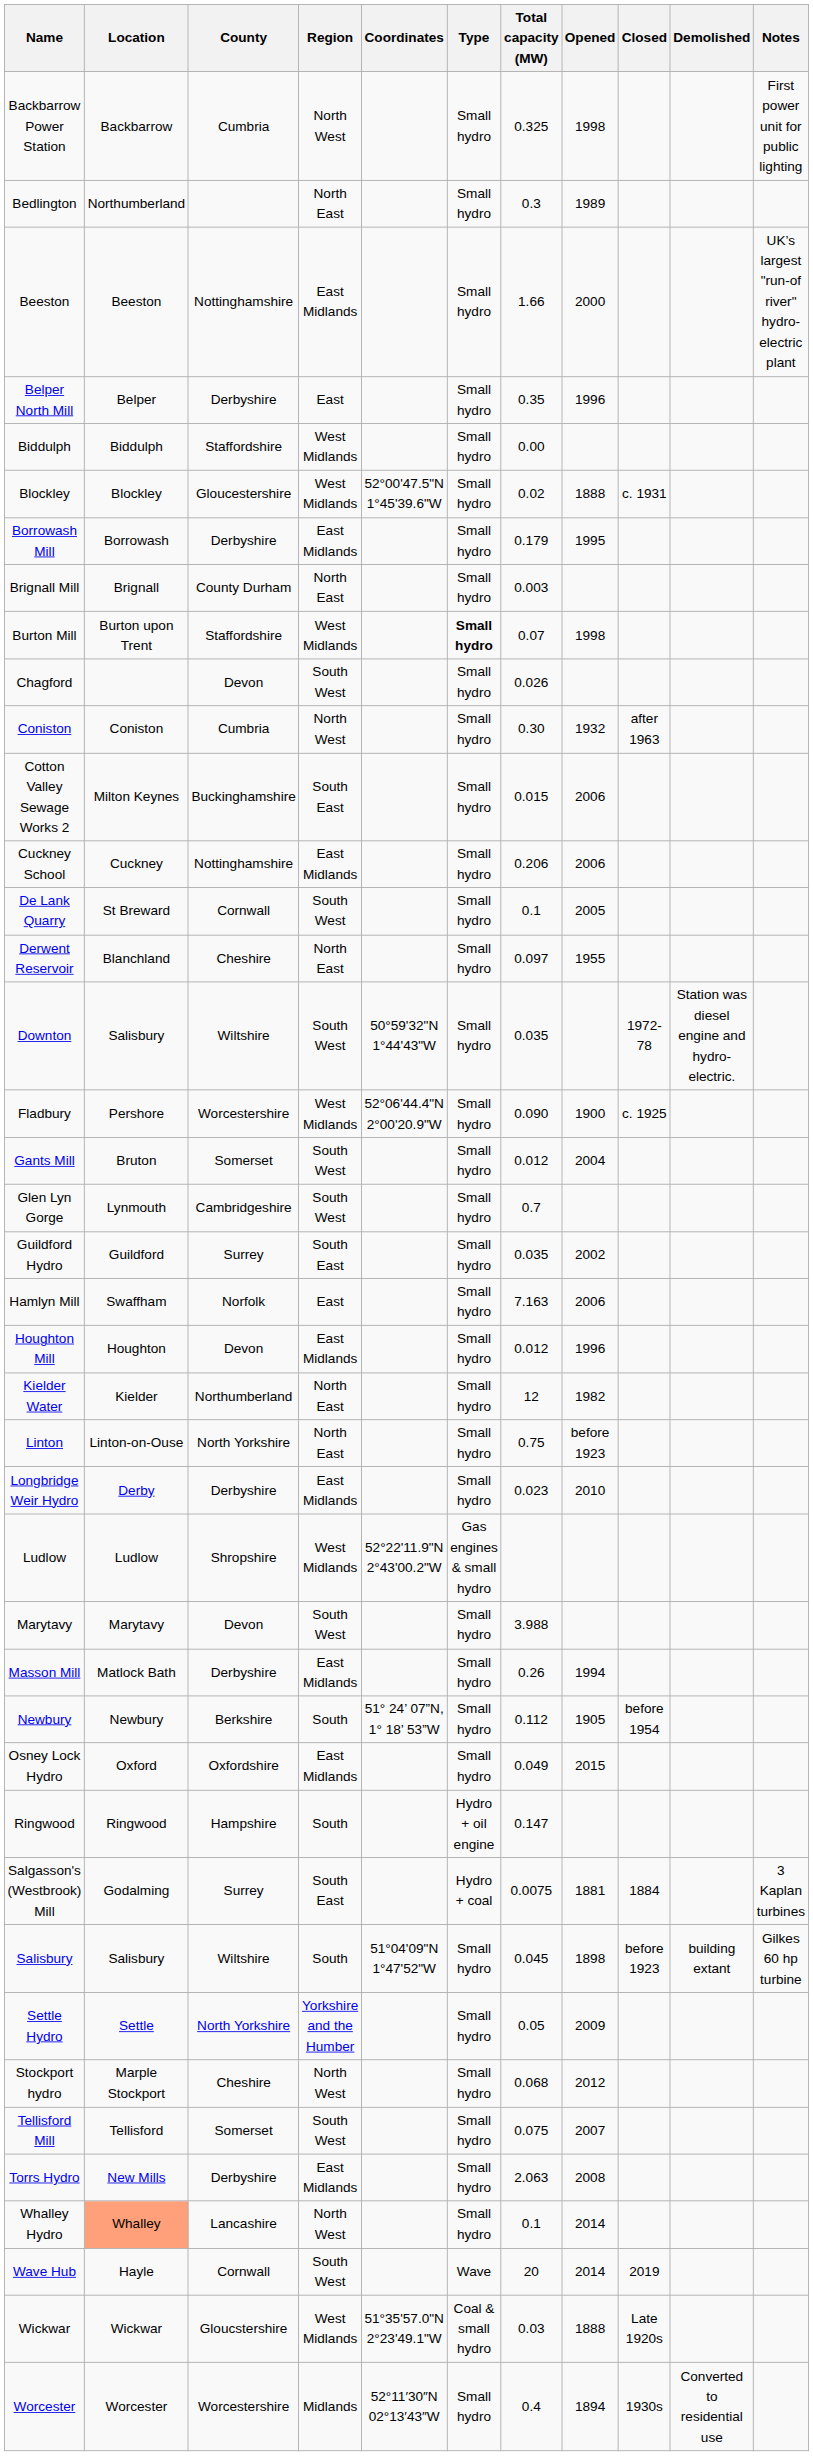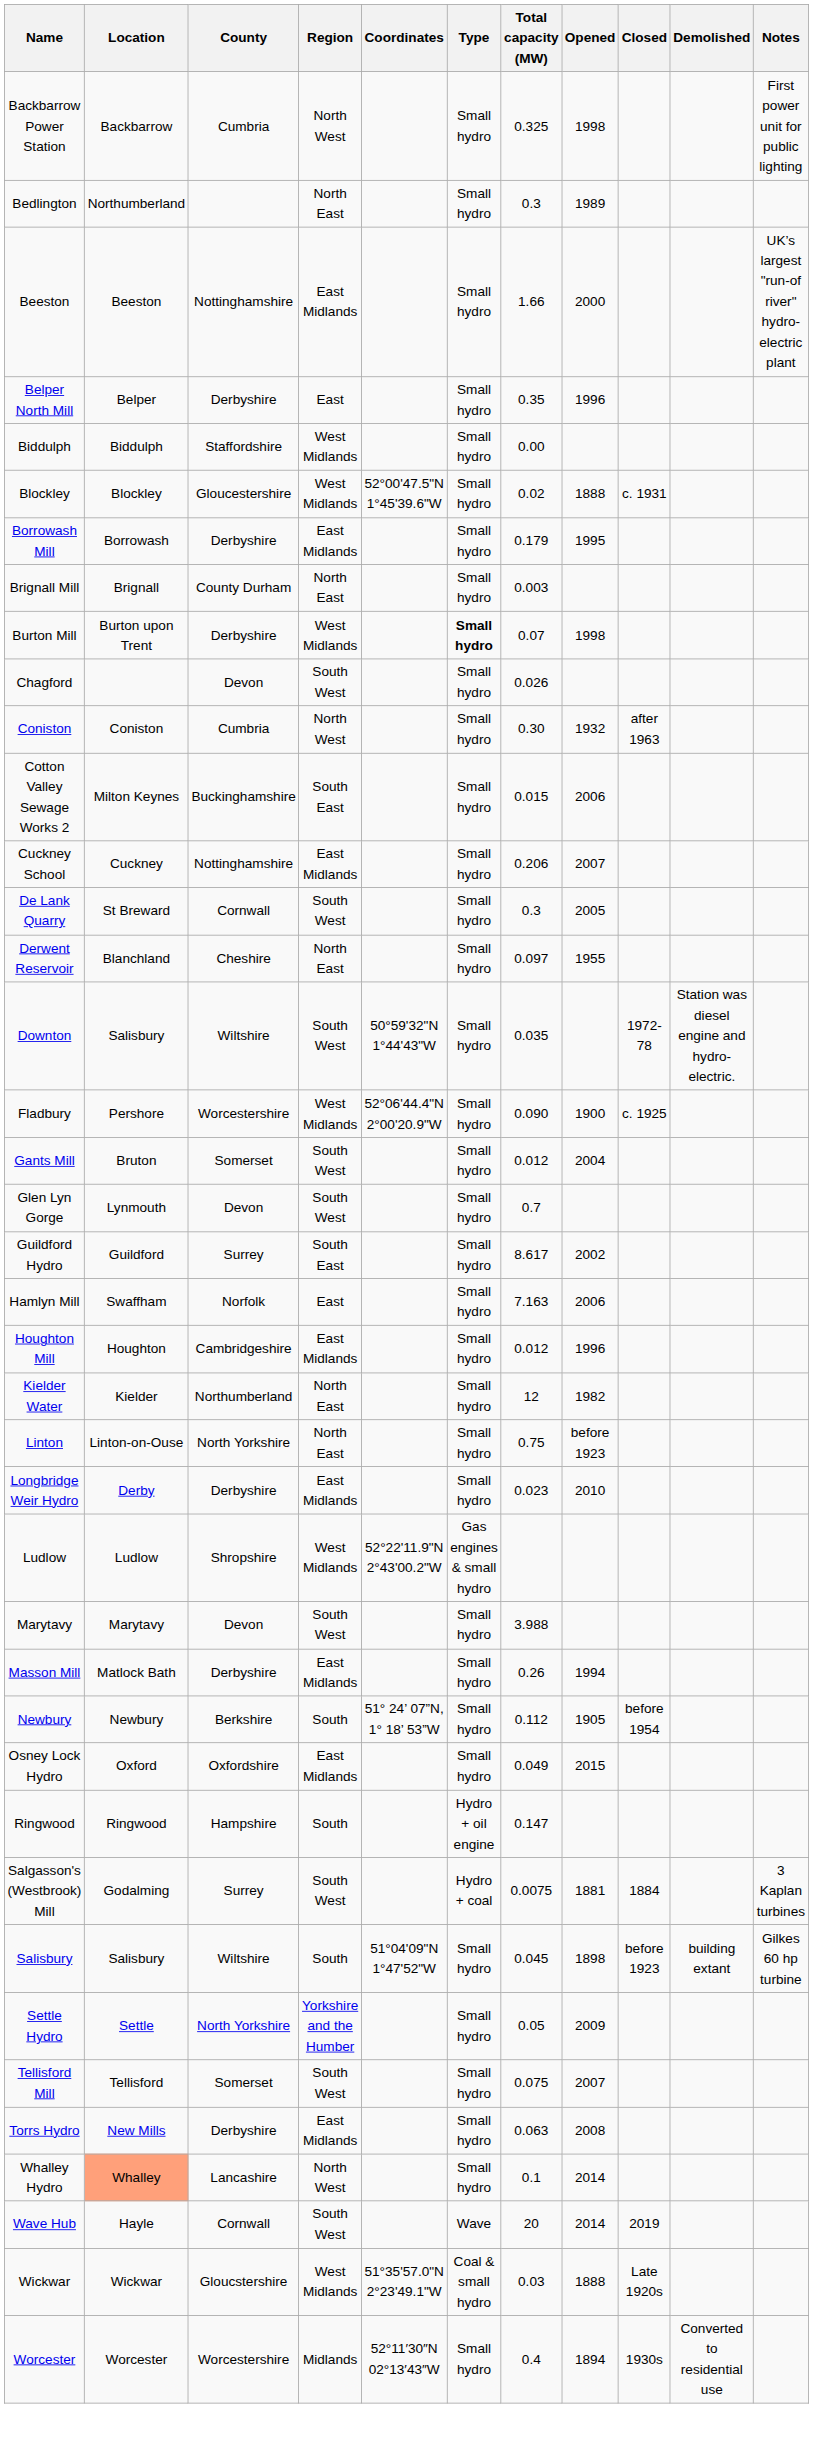(244, 635) Staffordshire -> (244, 635) Derbyshire
(590, 864) 2006 -> (590, 864) 2007
(531, 911) 0.1 -> (531, 911) 0.3
(244, 1207) Cambridgeshire -> (244, 1207) Devon
(531, 1255) 0.035 -> (531, 1255) 8.617
(244, 1349) Devon -> (244, 1349) Cambridgeshire
(330, 1891) South East -> (330, 1891) South West
- row: (44, 2083)
(531, 2177) 2.063 -> (531, 2130) 0.063
